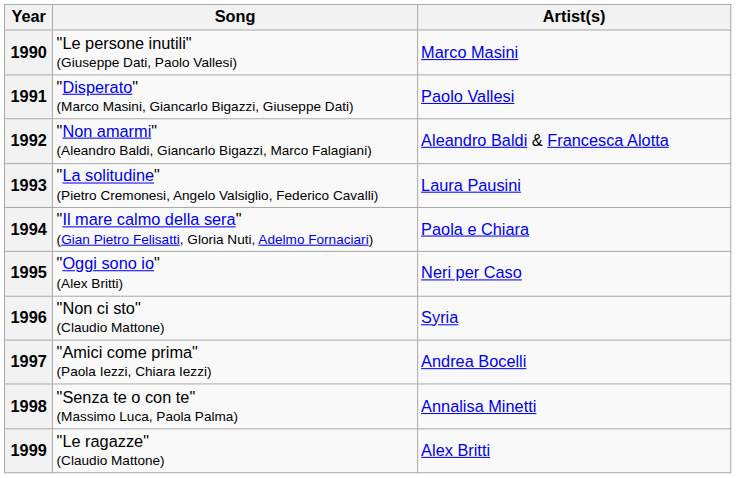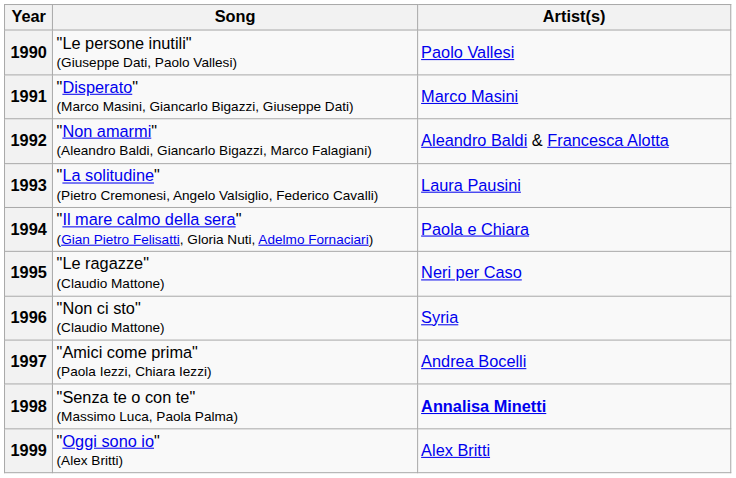(470, 52) Marco Masini -> (468, 52) Paolo Vallesi
(468, 96) Paolo Vallesi -> (470, 96) Marco Masini
(108, 273) "Oggi sono io" (Alex Britti) -> (111, 273) "Le ragazze" (Claudio Mattone)
(479, 406) normal -> (484, 406) bold
(111, 450) "Le ragazze" (Claudio Mattone) -> (108, 450) "Oggi sono io" (Alex Britti)
